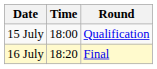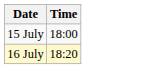- column: (117, 14)
